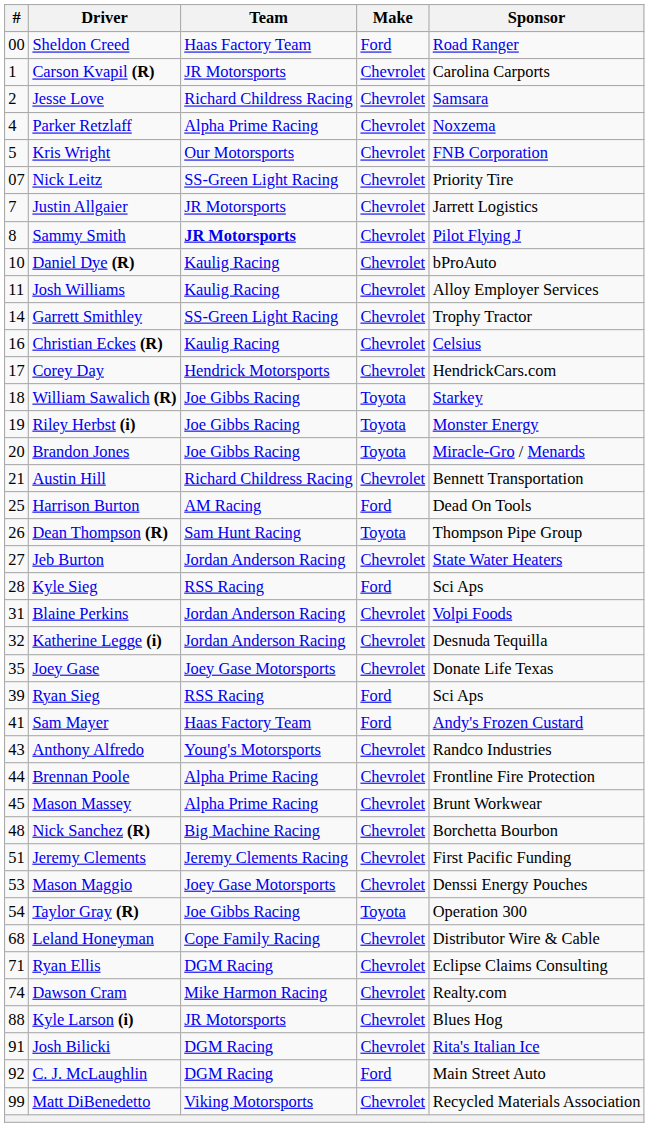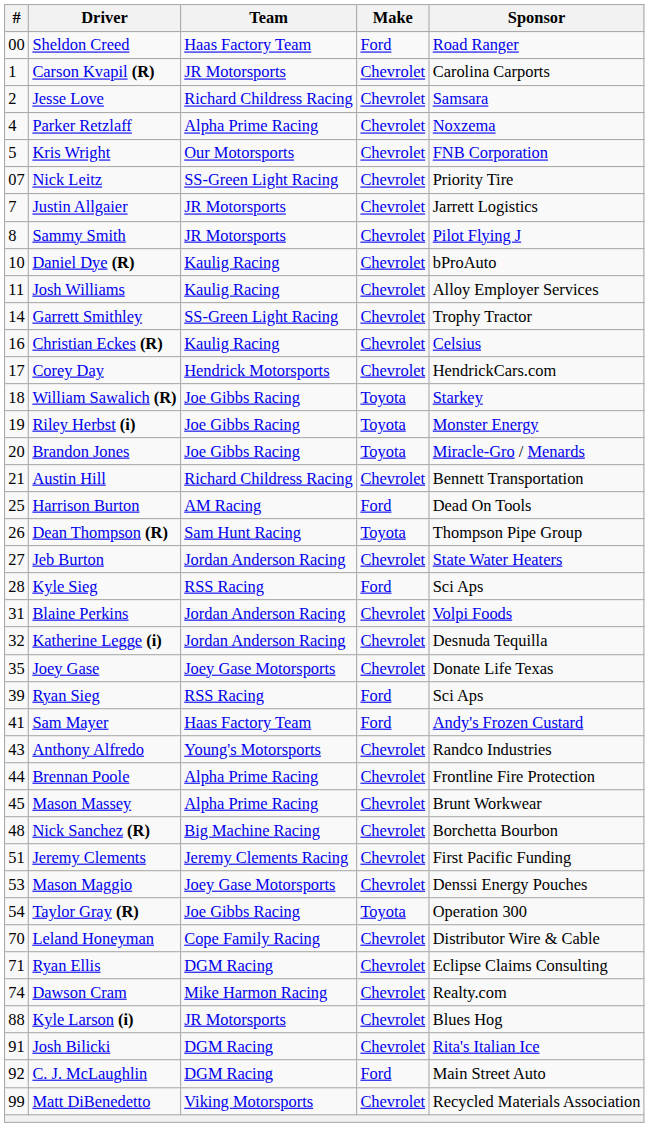(240, 234) bold -> (235, 234) normal
(17, 938) 68 -> (17, 938) 70
